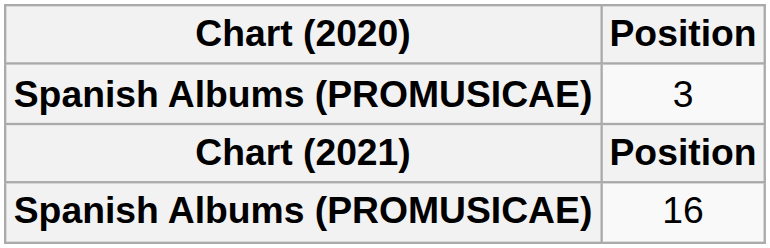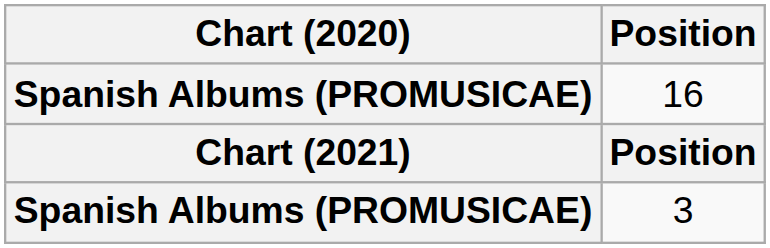rows swapped: (683, 93) <-> (683, 211)
